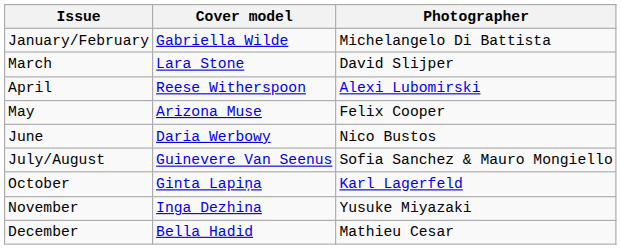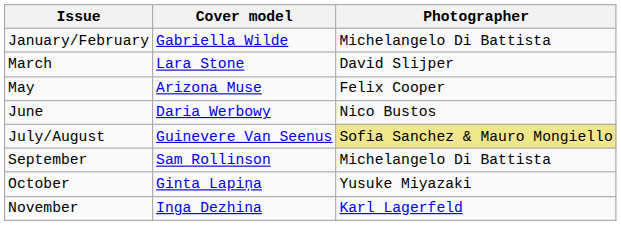- row: (30, 88)
(476, 160) no background -> (476, 136) khaki background
+ row: (48, 160)
(401, 184) Karl Lagerfeld -> (406, 184) Yusuke Miyazaki
(406, 208) Yusuke Miyazaki -> (401, 208) Karl Lagerfeld
- row: (43, 232)
